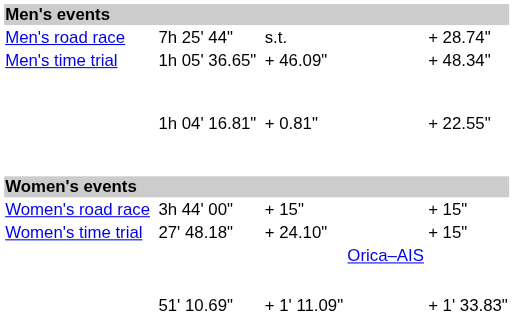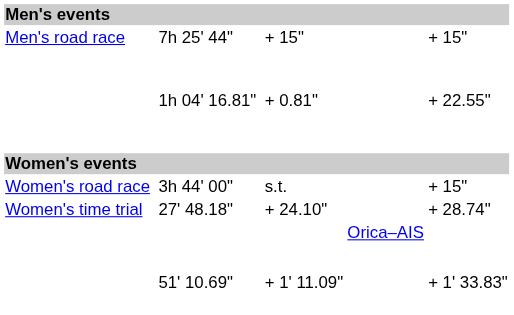(276, 37) s.t. -> (284, 37) + 15"
(459, 37) + 28.74" -> (448, 37) + 15"
- row: (61, 60)
(284, 209) + 15" -> (276, 186) s.t.
(448, 232) + 15" -> (459, 209) + 28.74"
